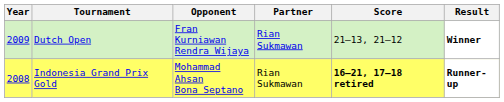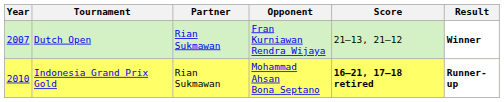columns swapped: (293, 12) <-> (214, 12)
(18, 39) 2009 -> (18, 39) 2007
(18, 78) 2008 -> (18, 78) 2010
